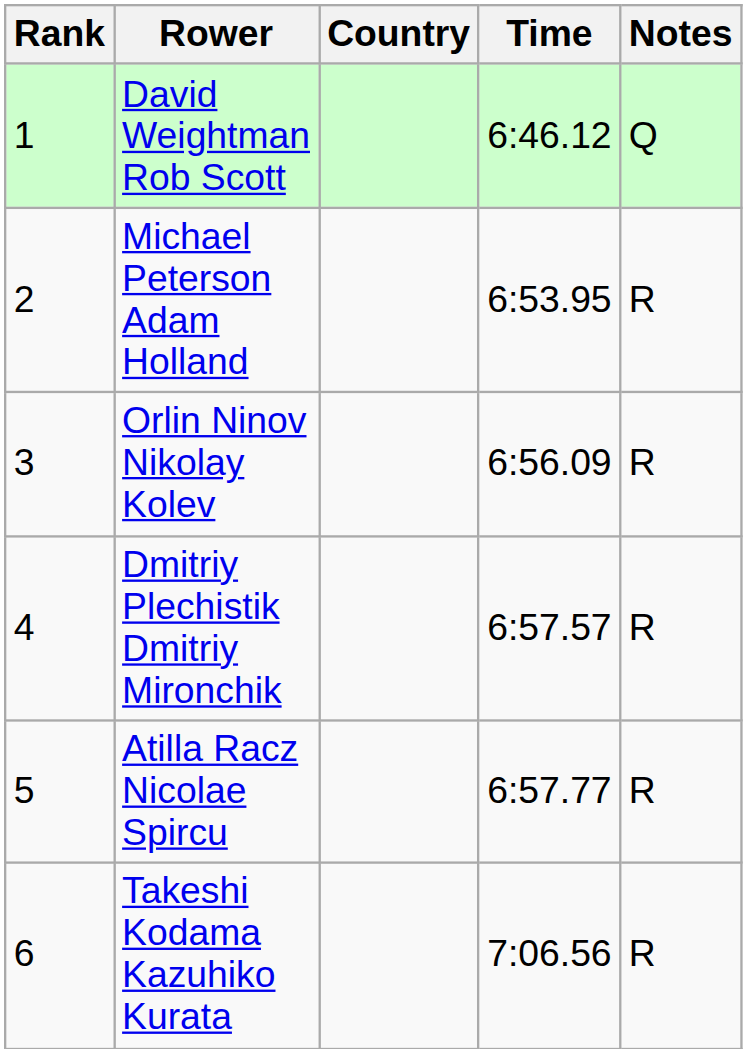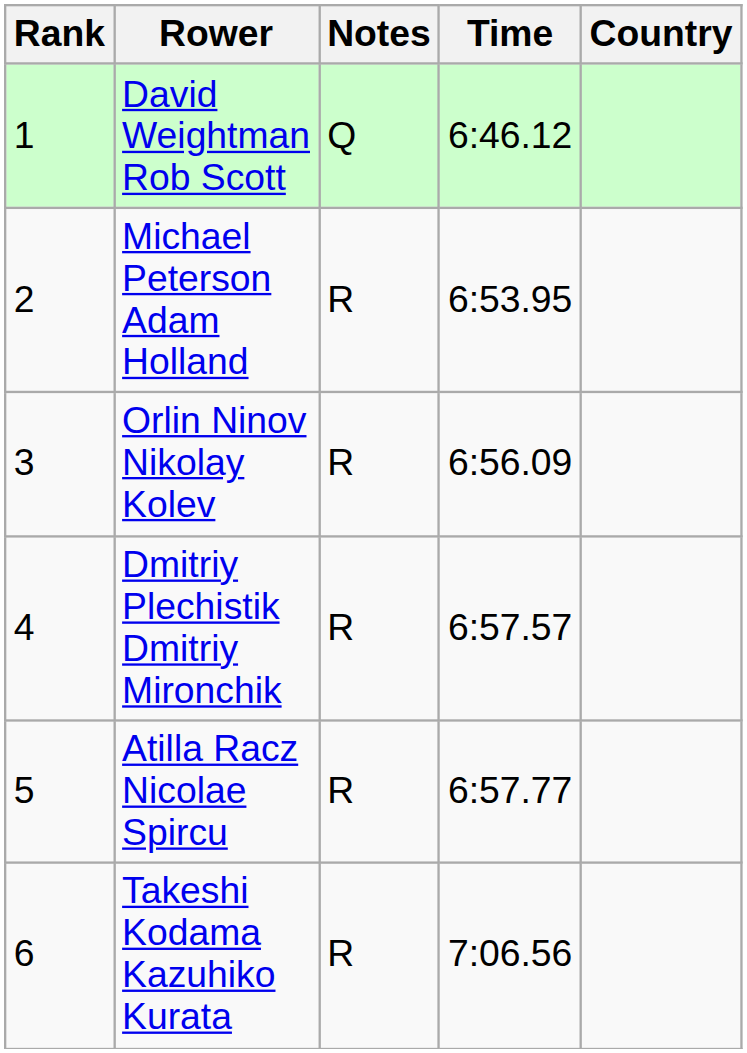columns swapped: (399, 34) <-> (681, 34)
